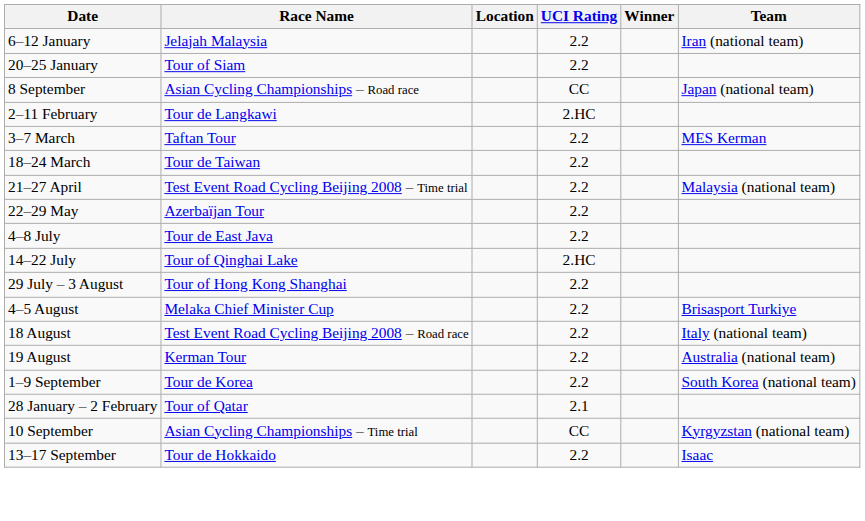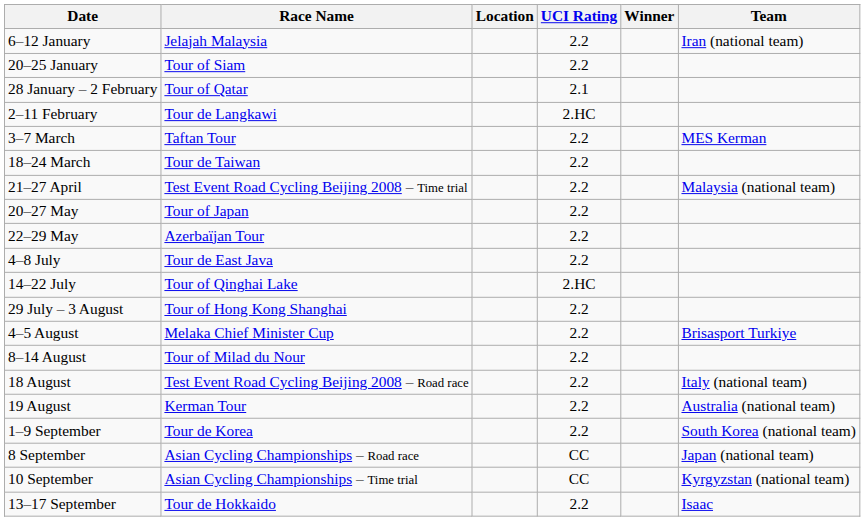rows swapped: (83, 406) <-> (47, 89)
+ row: (43, 211)
+ row: (47, 357)
